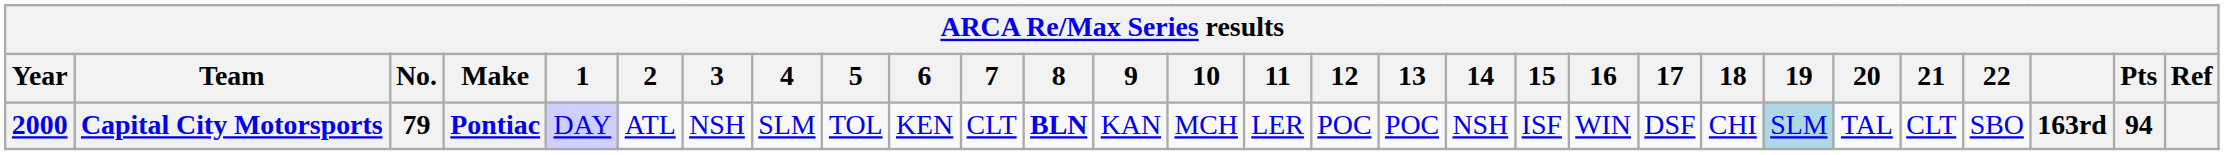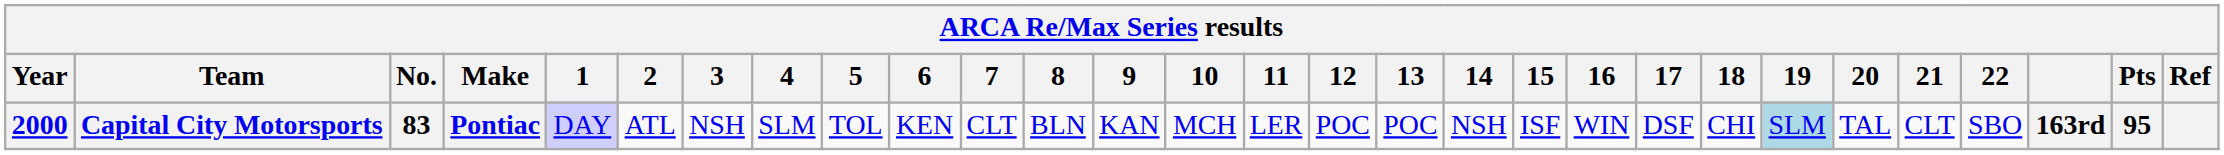(416, 125) 79 -> (416, 125) 83
(1059, 125) bold -> (1058, 125) normal
(2139, 125) 94 -> (2137, 125) 95
